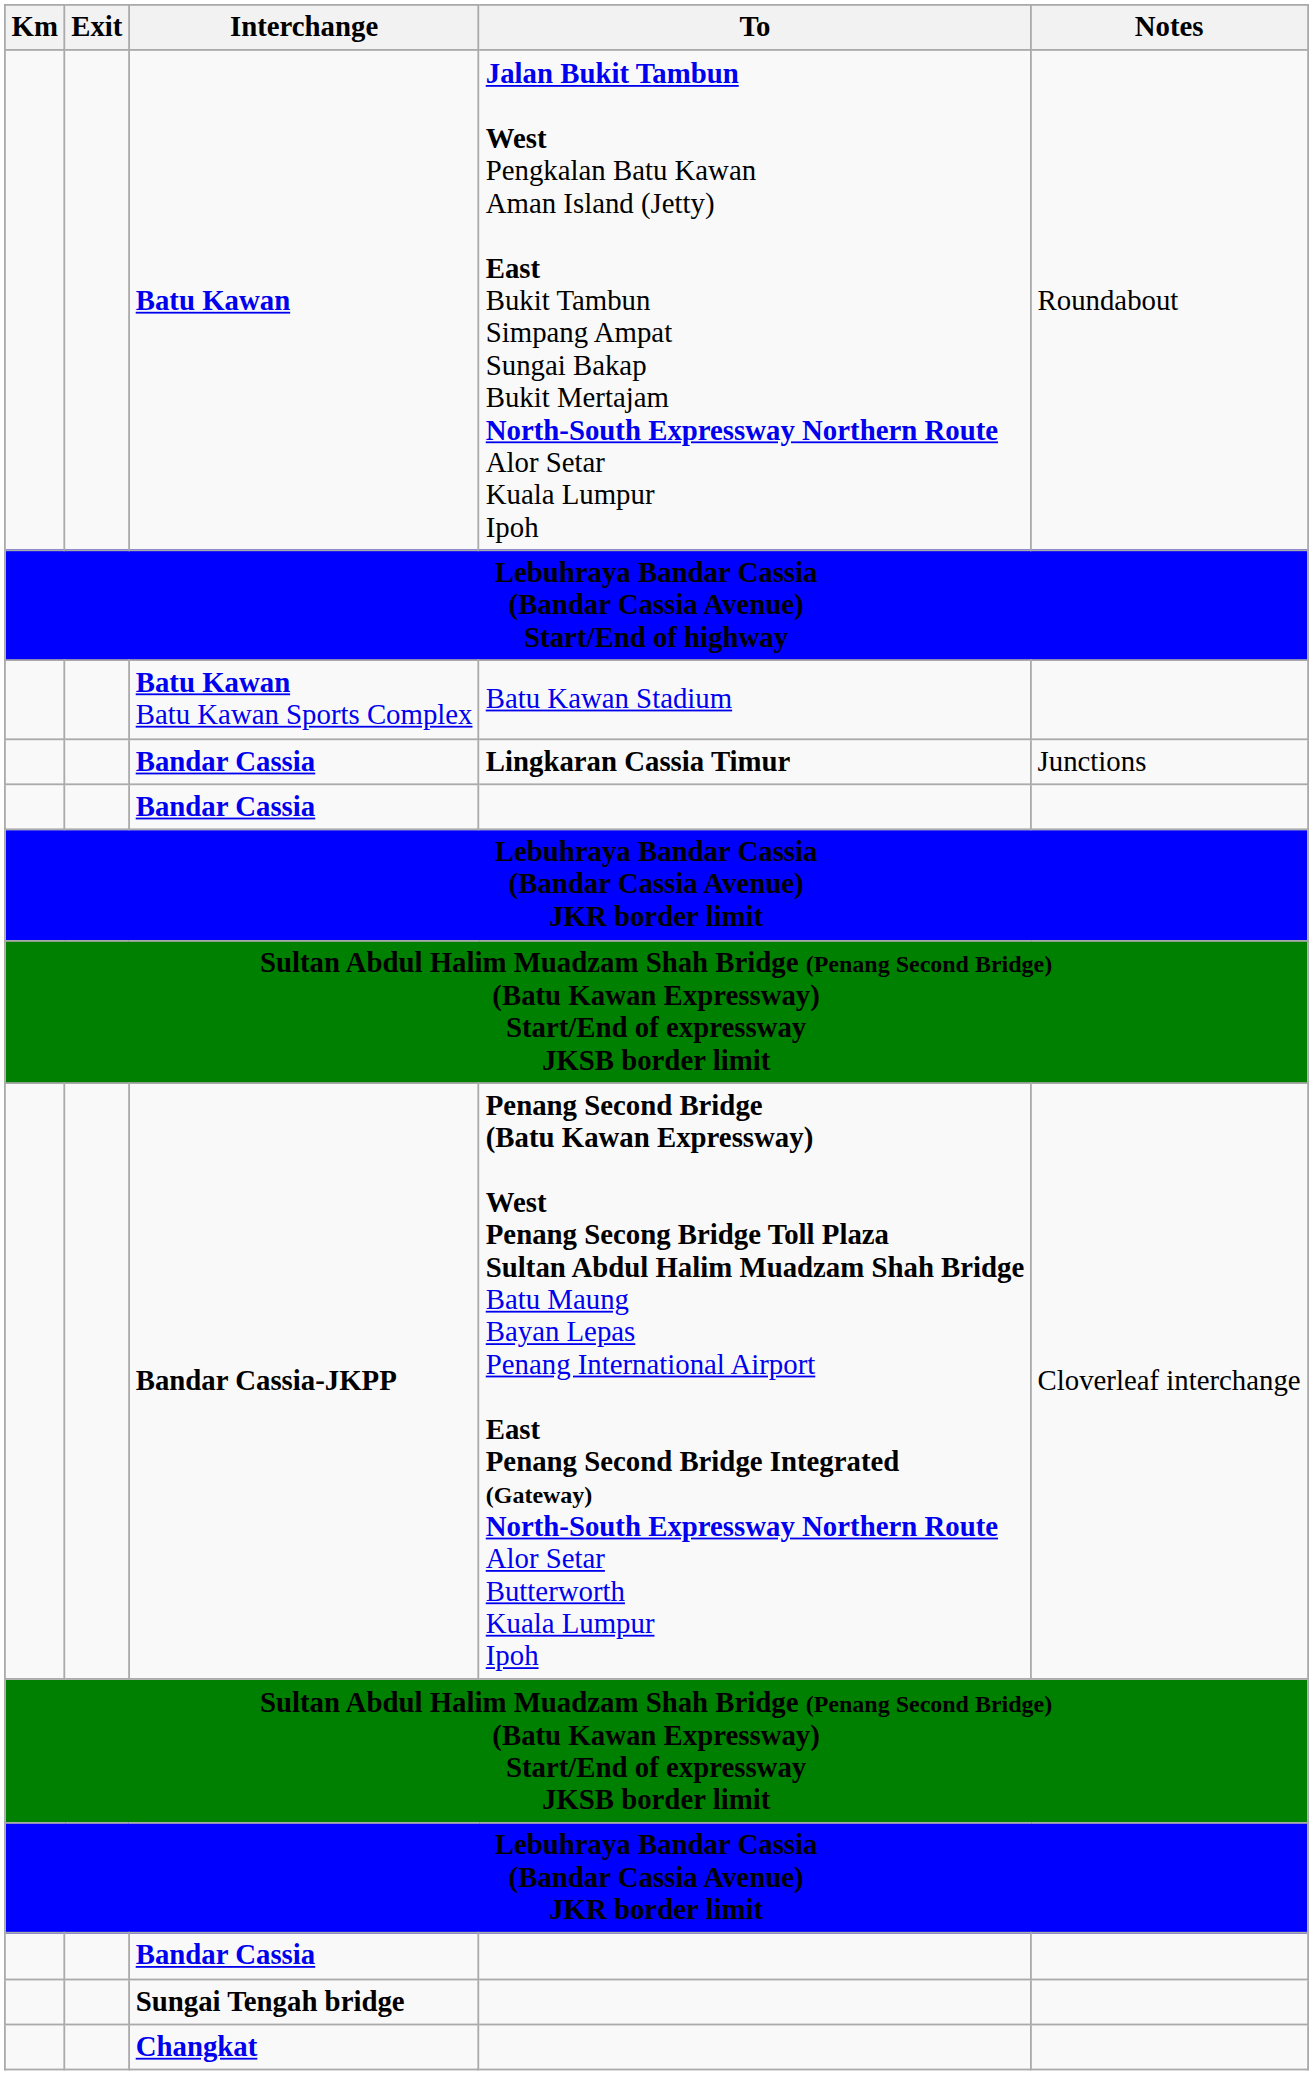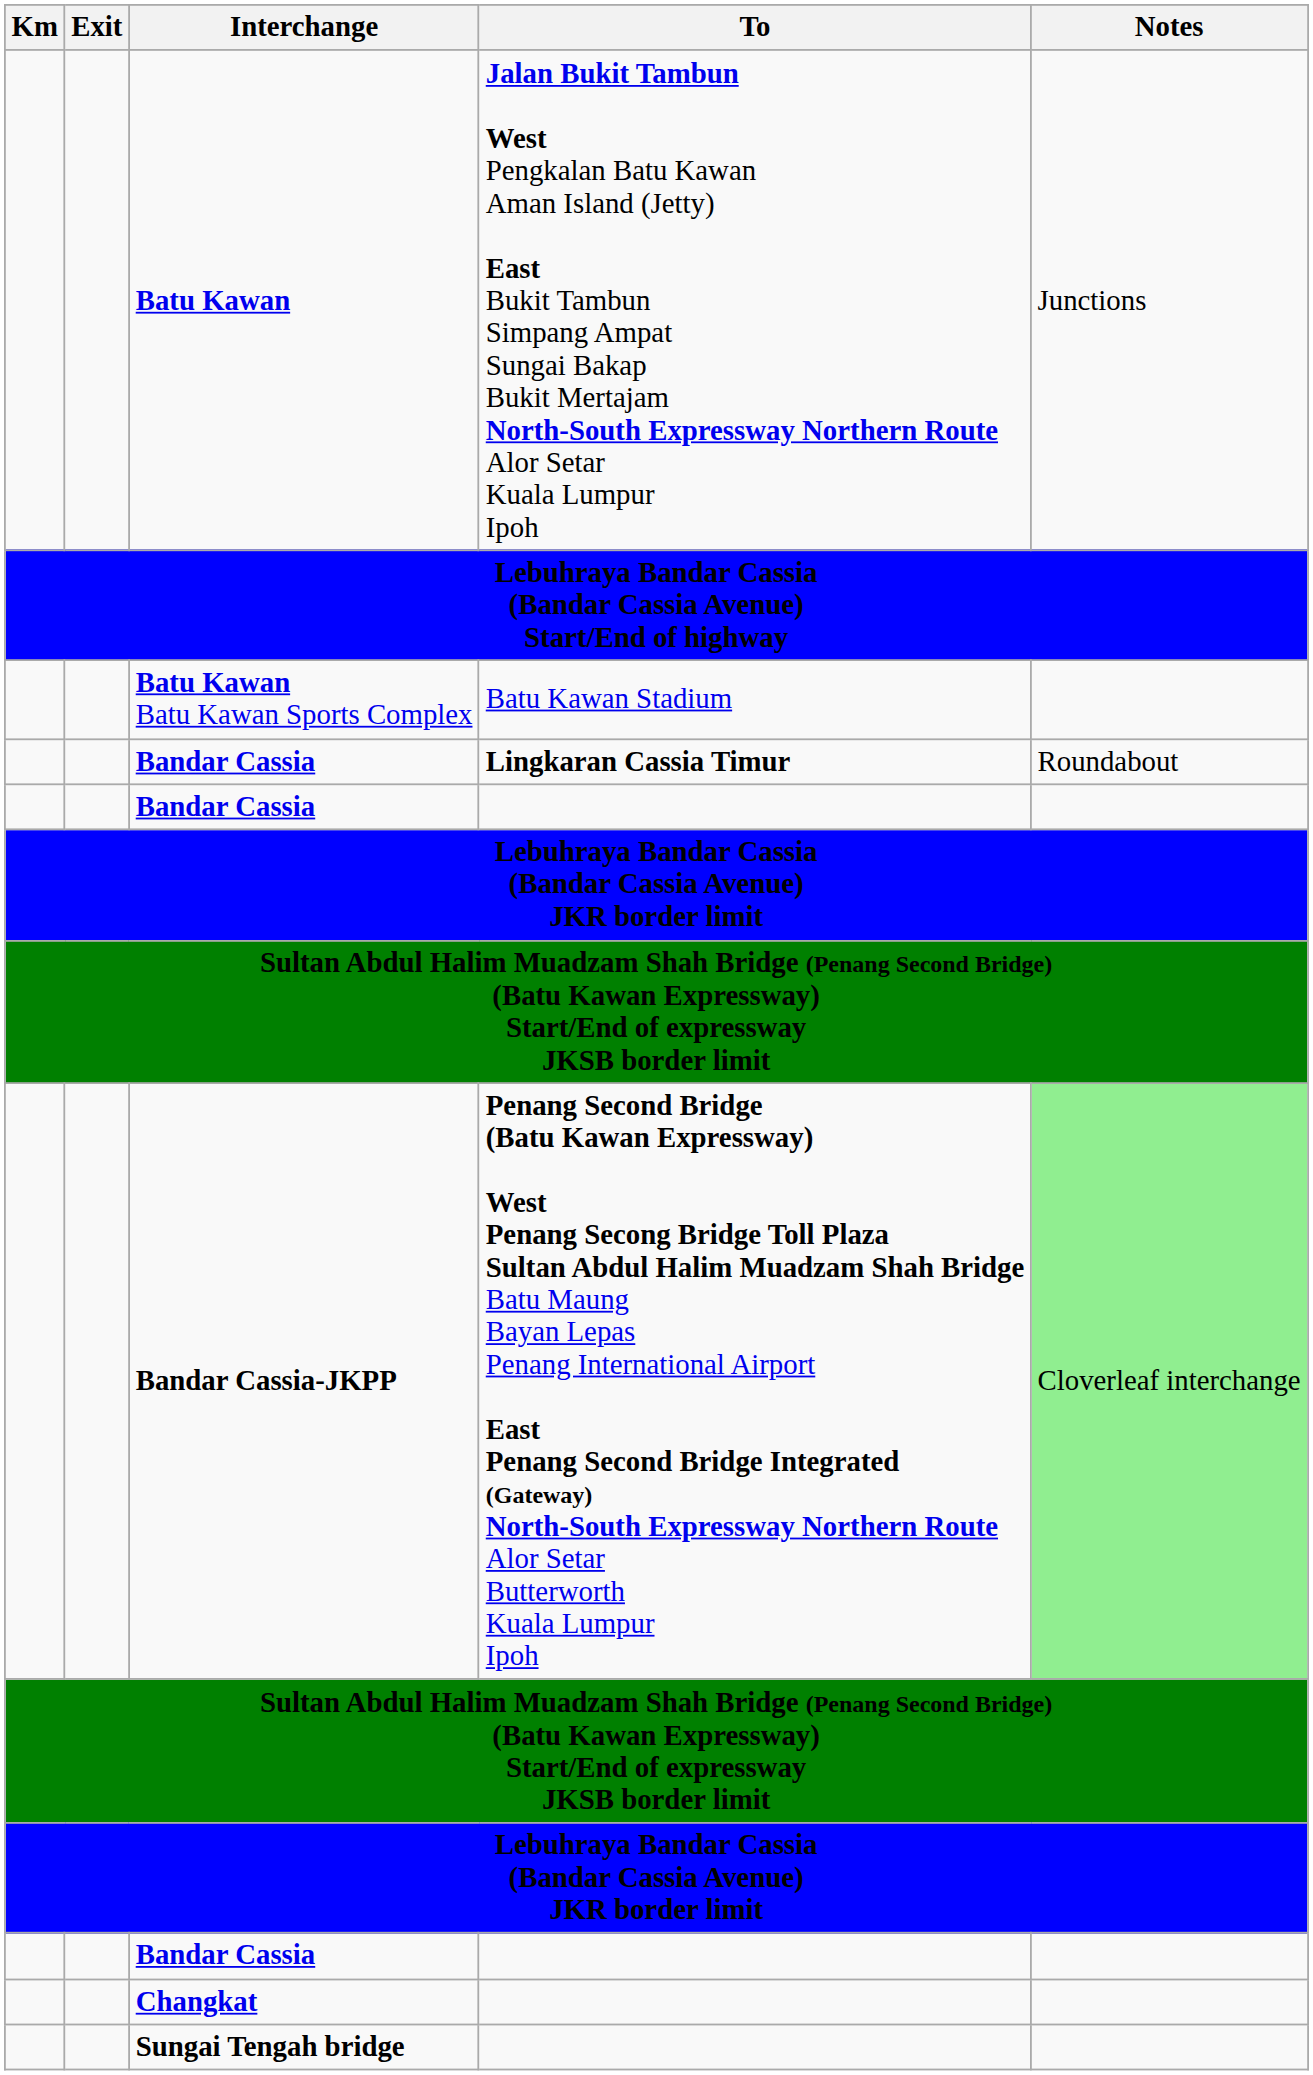(1108, 299) Roundabout -> (1092, 299) Junctions
(1092, 760) Junctions -> (1108, 760) Roundabout
(1169, 1380) no background -> (1169, 1380) lightgreen background
rows swapped: (270, 2001) <-> (197, 2046)
